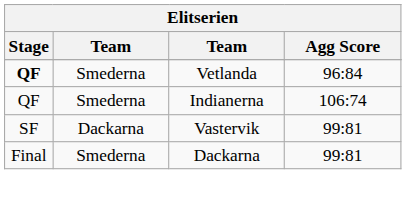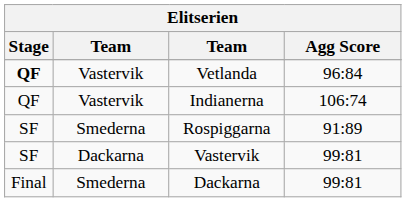(111, 73) Smederna -> (111, 73) Vastervik
(111, 100) Smederna -> (111, 100) Vastervik
+ row: (227, 127)
